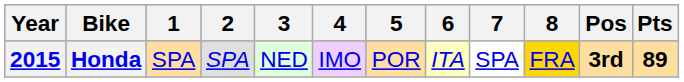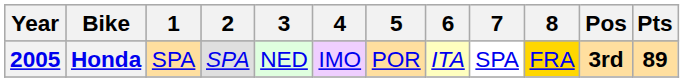(35, 59) 2015 -> (35, 59) 2005
